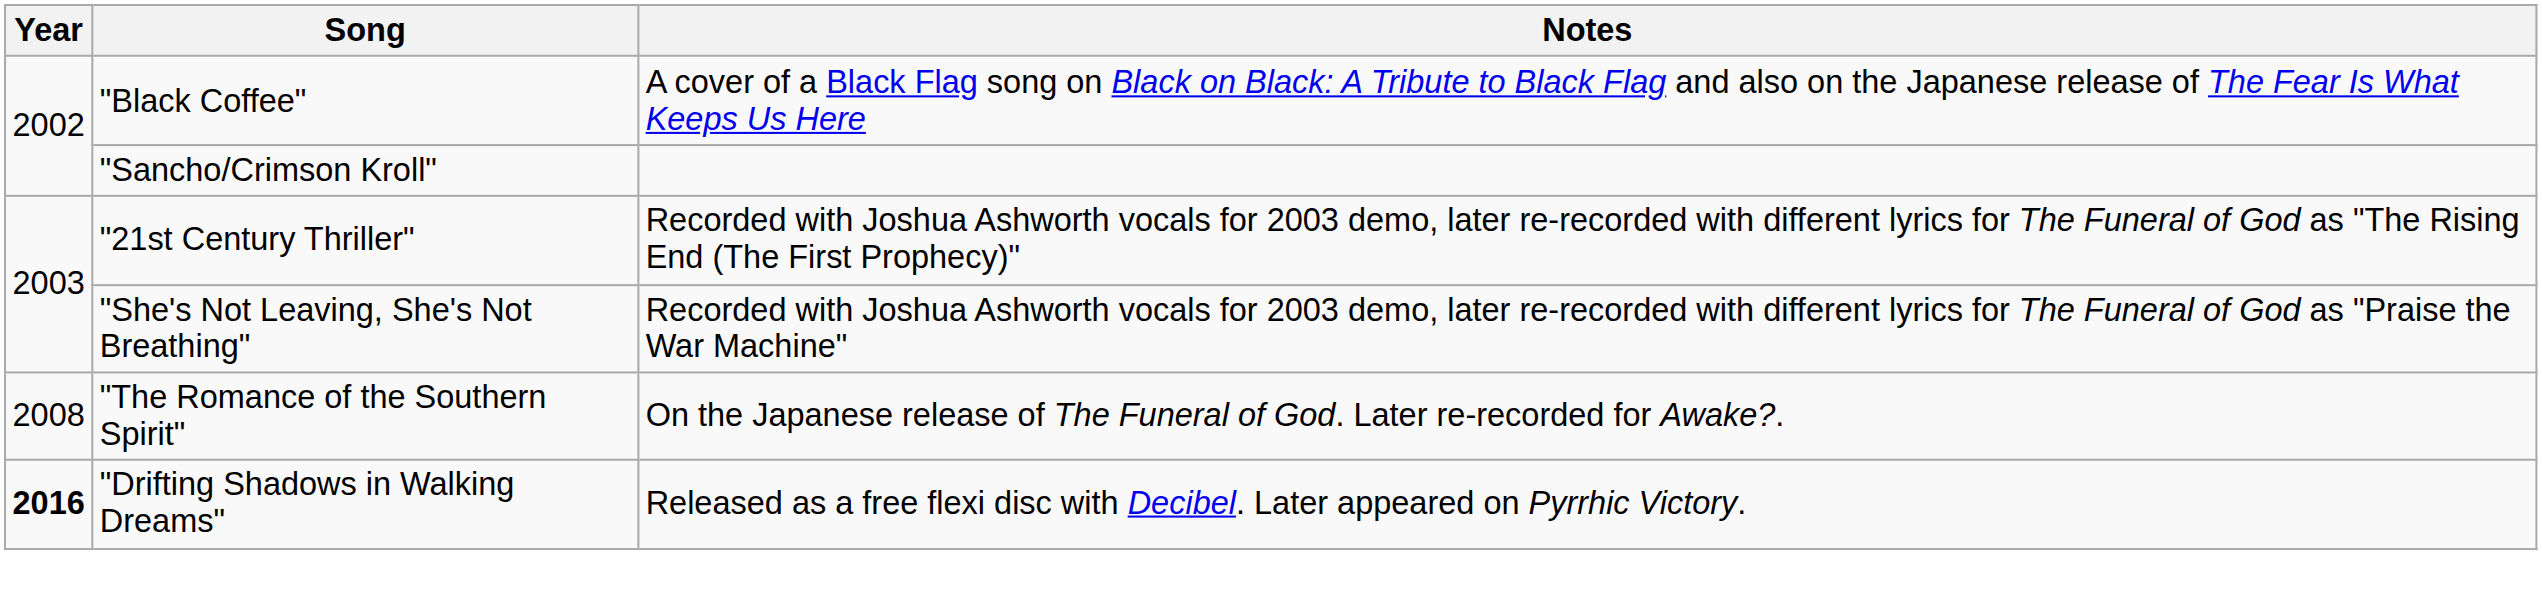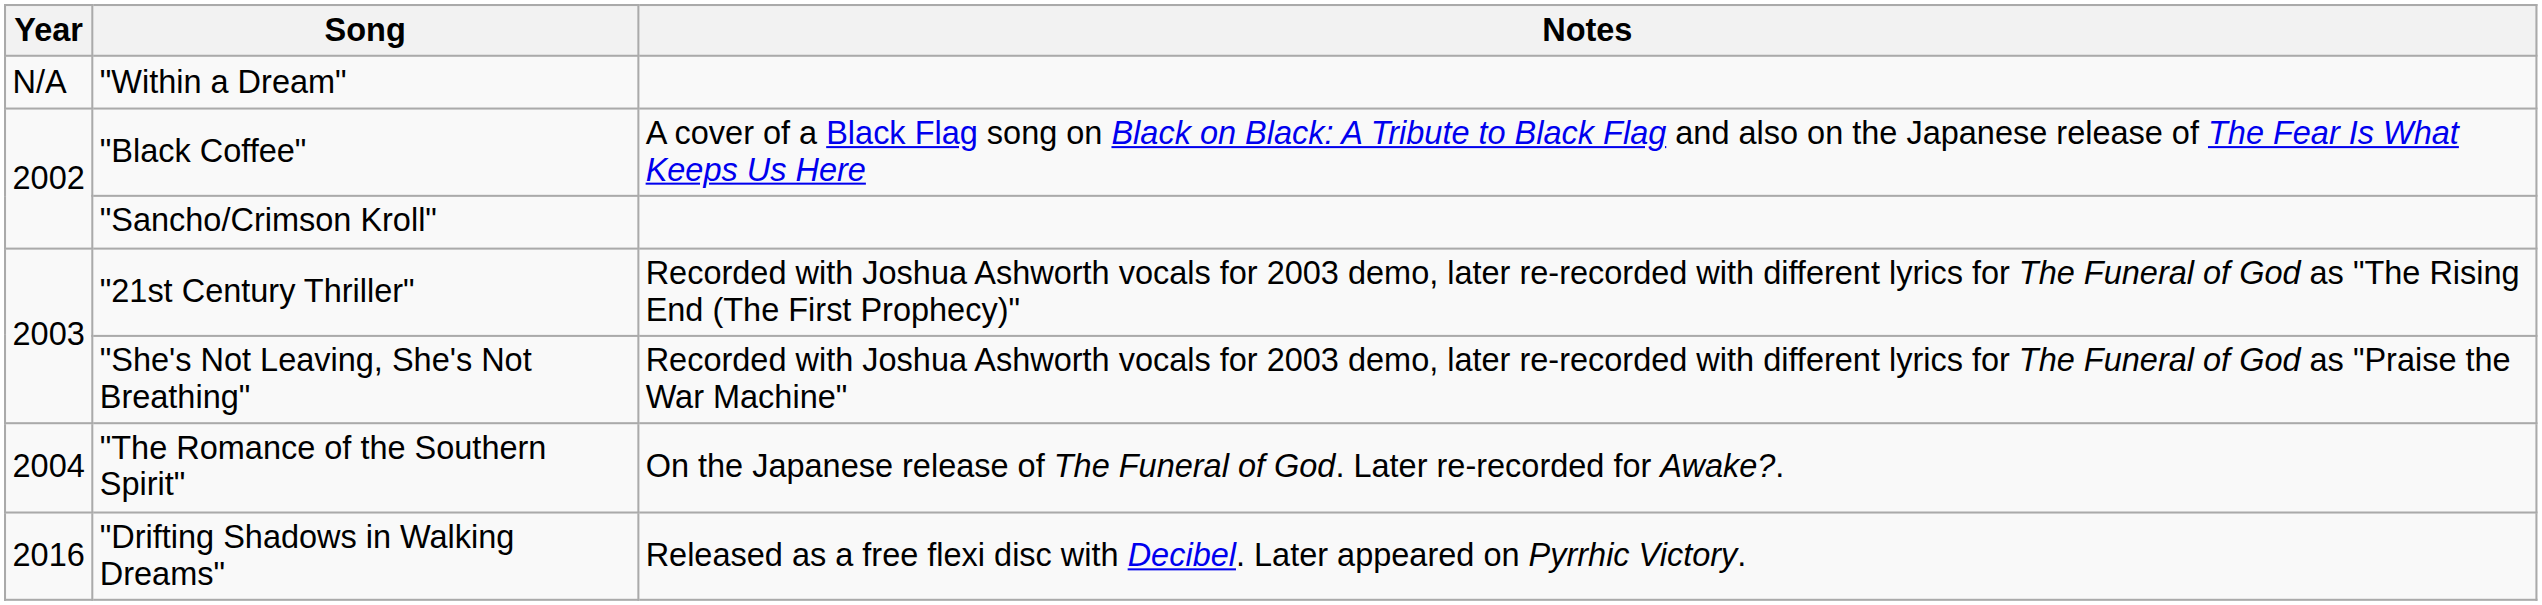+ row: (223, 81)
(49, 415) 2008 -> (49, 467) 2004
(49, 503) bold -> (49, 555) normal
